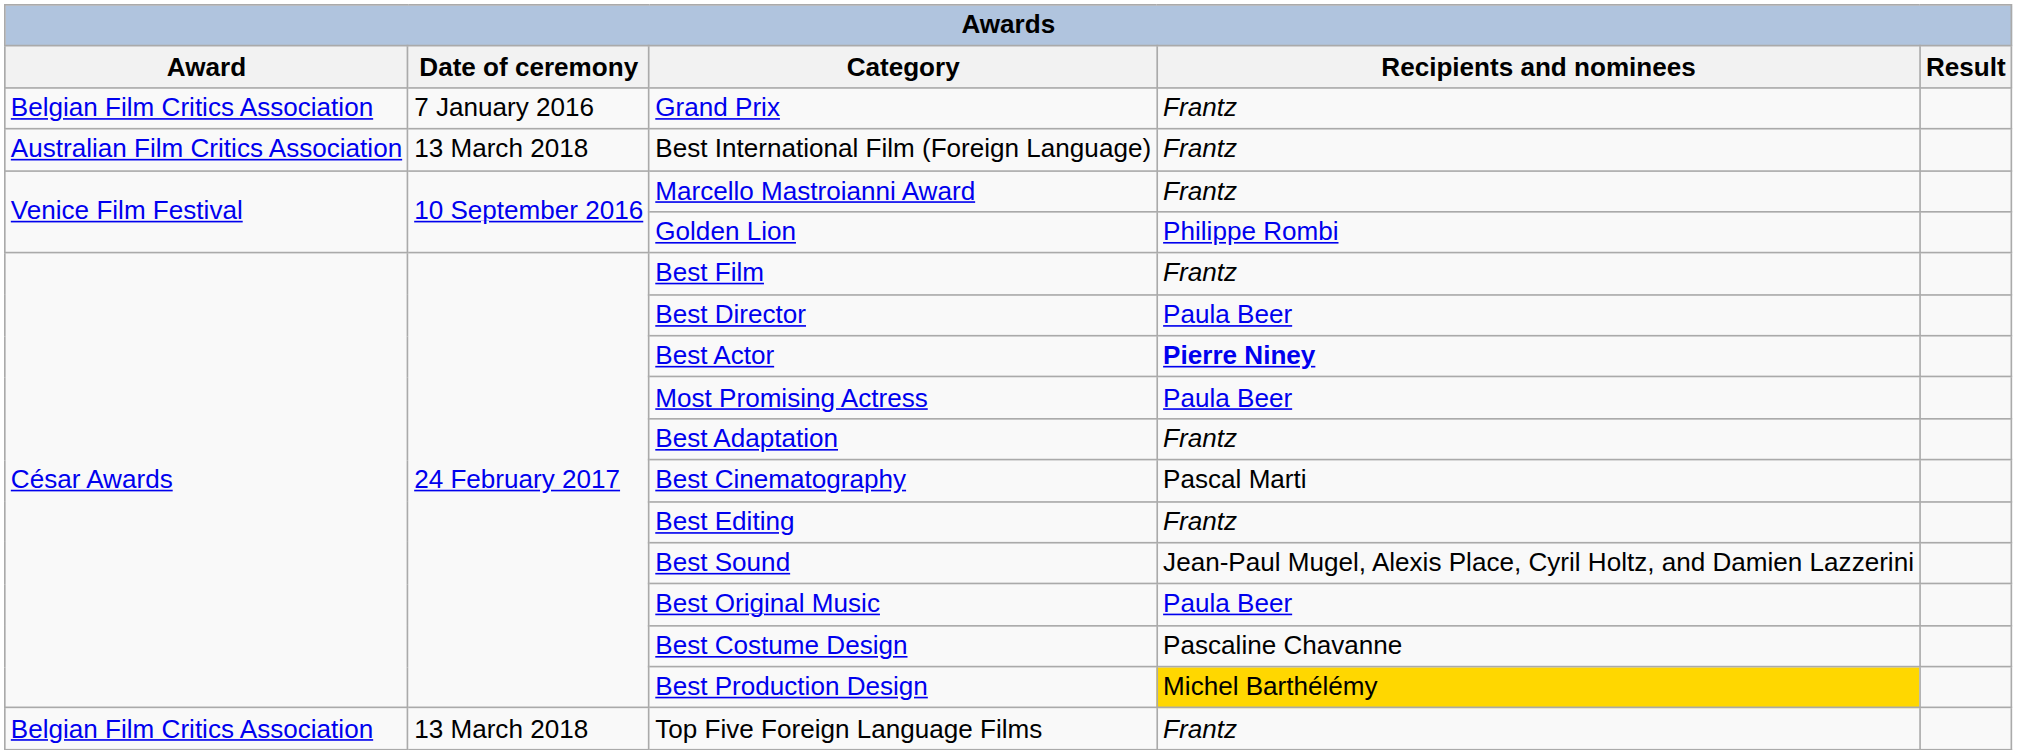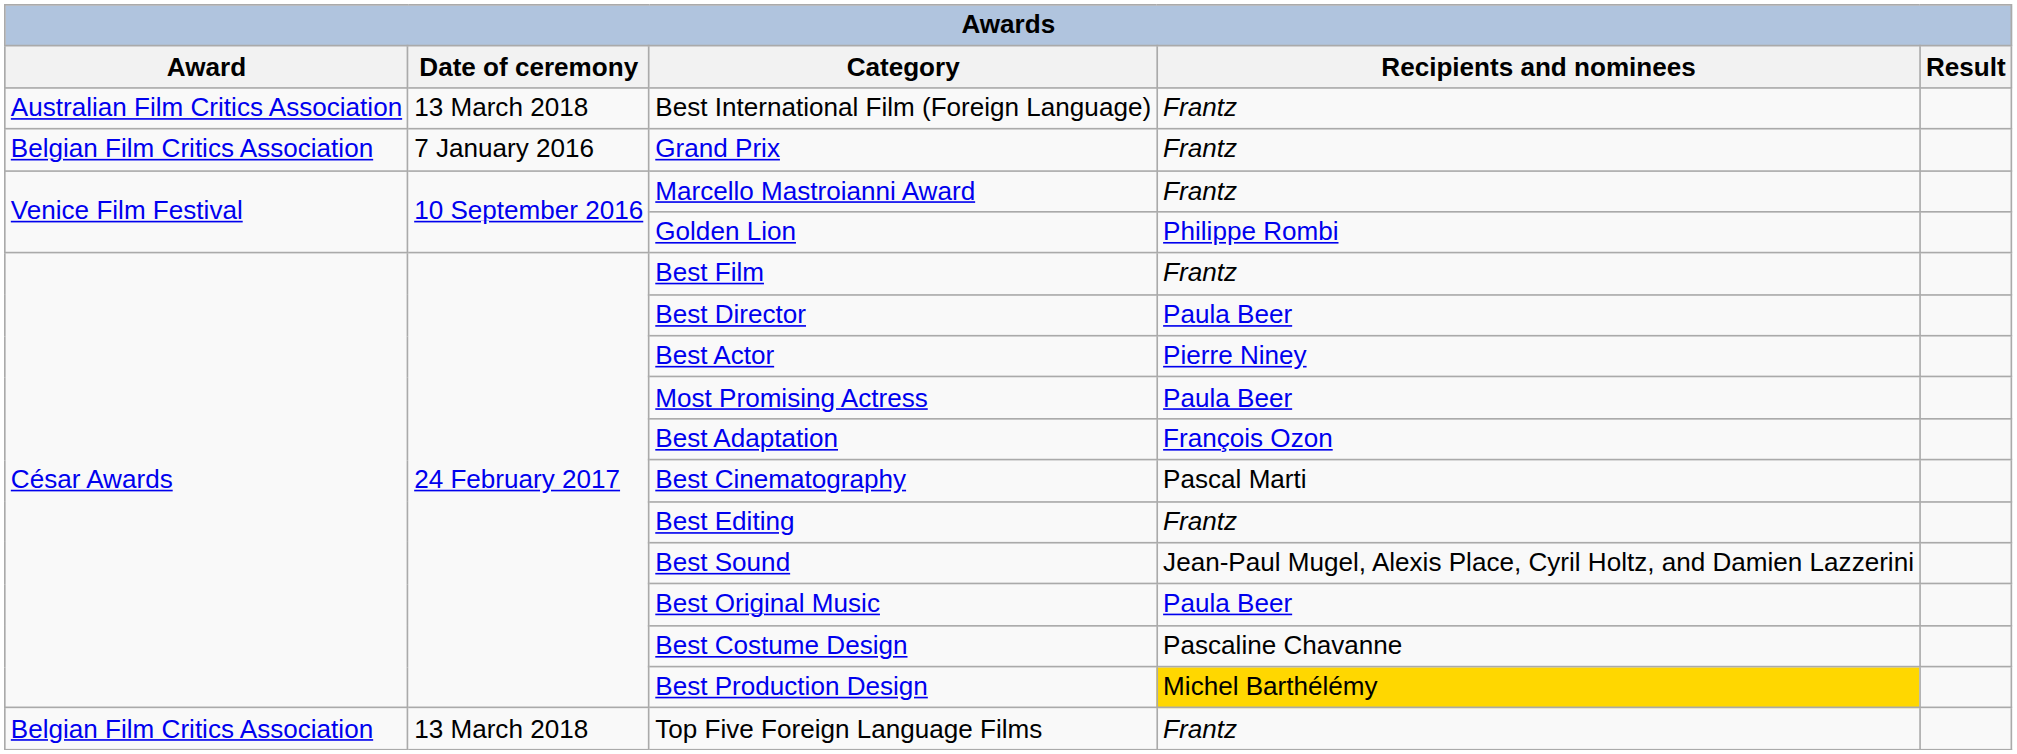rows swapped: (903, 149) <-> (718, 107)
(1239, 356) bold -> (1235, 356) normal
(1200, 438) Frantz -> (1248, 438) François Ozon
